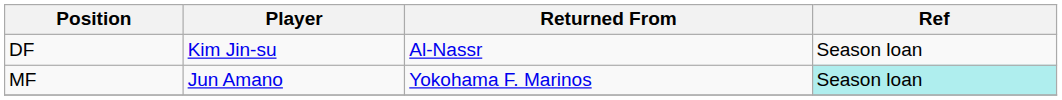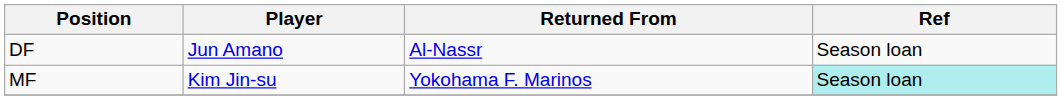(232, 49) Kim Jin-su -> (235, 49) Jun Amano
(235, 79) Jun Amano -> (232, 79) Kim Jin-su
